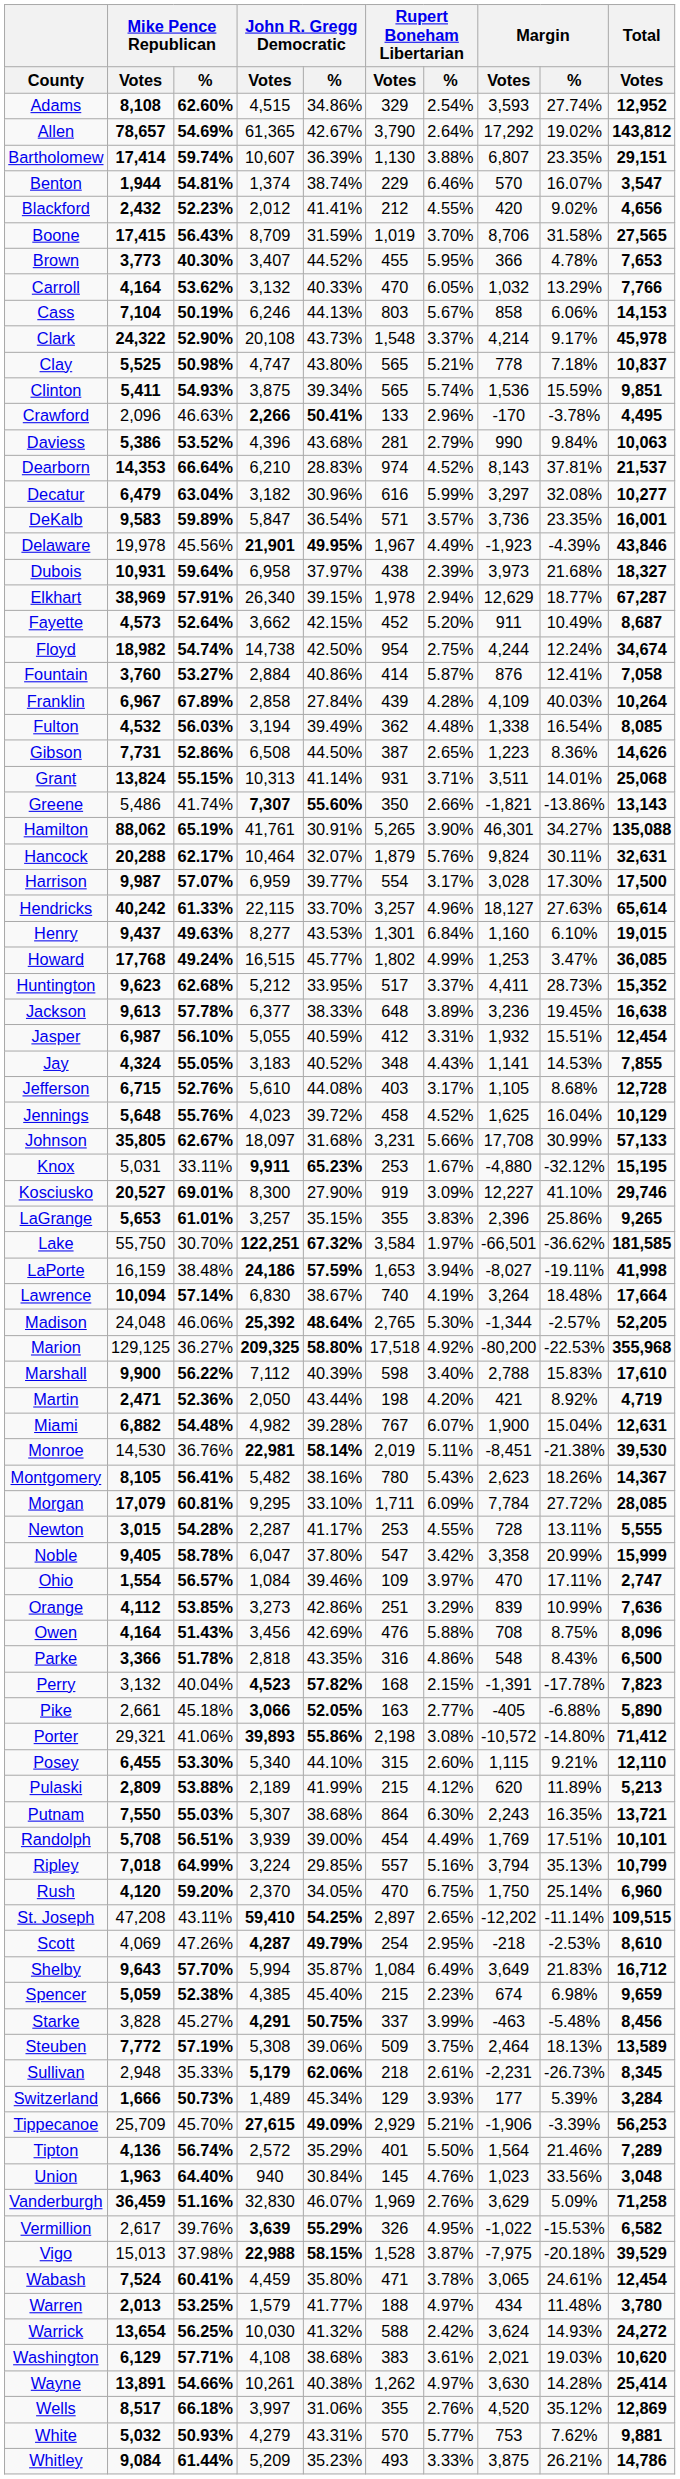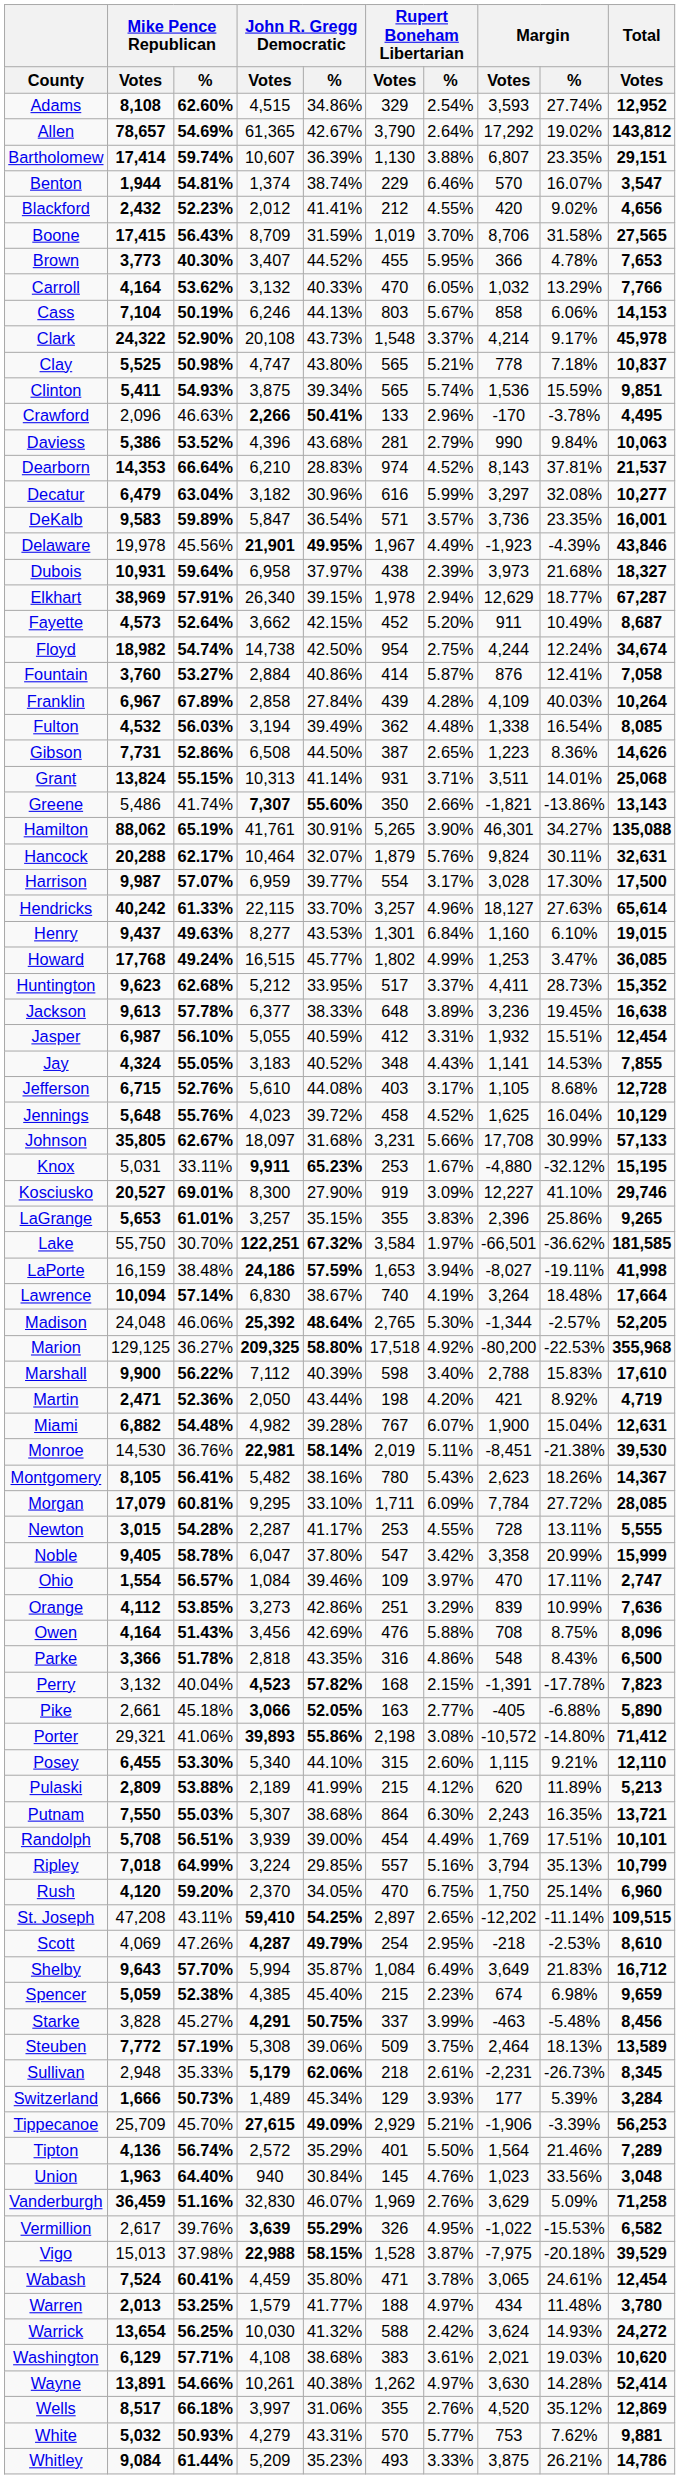(642, 2383) 25,414 -> (642, 2383) 52,414
